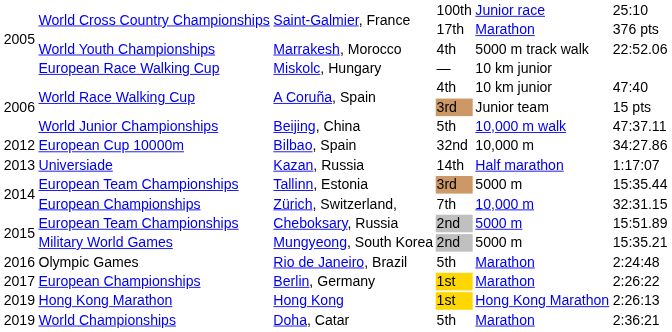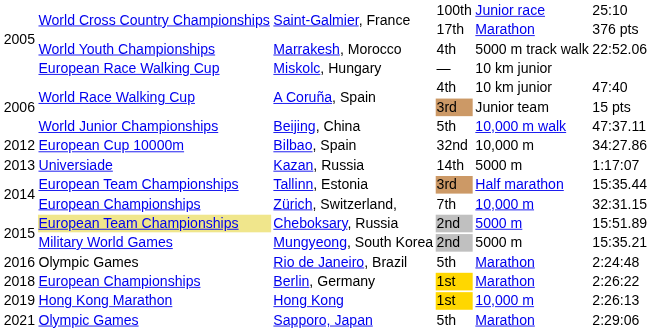(520, 165) Half marathon -> (499, 165) 5000 m
(499, 184) 5000 m -> (520, 184) Half marathon
(139, 223) no background -> (139, 223) khaki background
(19, 281) 2017 -> (19, 281) 2018
(542, 301) Hong Kong Marathon -> (505, 301) 10,000 m
- row: (311, 320)
+ row: (323, 320)
